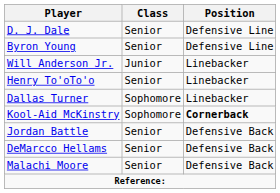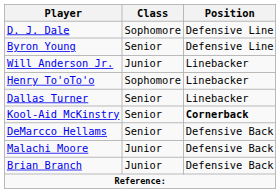(143, 30) Senior -> (153, 30) Sophomore
(143, 81) Senior -> (153, 81) Sophomore
(153, 98) Sophomore -> (143, 98) Senior
(153, 115) Sophomore -> (143, 115) Senior
- row: (48, 132)
(143, 165) Senior -> (143, 148) Junior
+ row: (44, 165)
